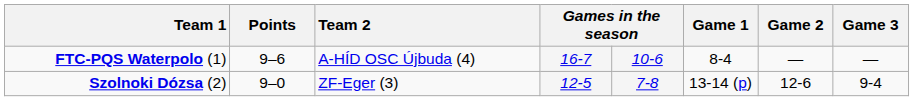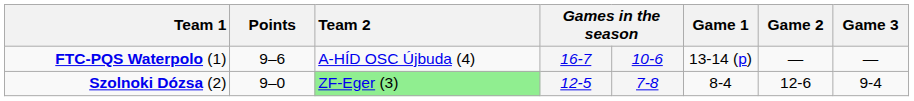(721, 58) 8-4 -> (721, 58) 13-14 (p)
(358, 83) no background -> (358, 83) lightgreen background
(721, 83) 13-14 (p) -> (721, 83) 8-4
